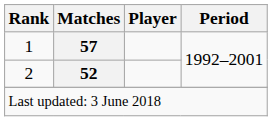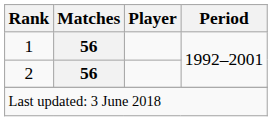(89, 45) 57 -> (89, 45) 56
(89, 73) 52 -> (89, 73) 56
